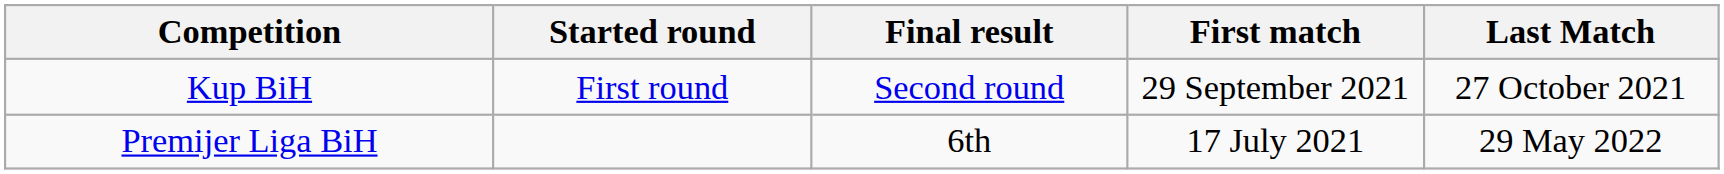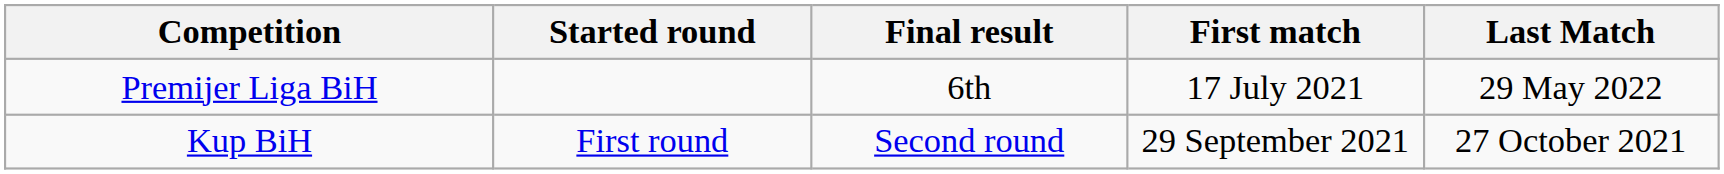rows swapped: (250, 140) <-> (249, 86)
